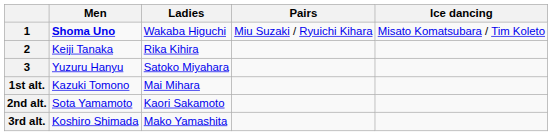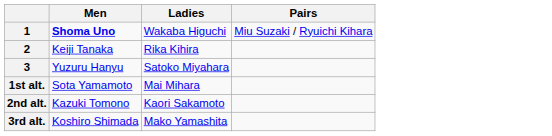- column: (461, 13)
(91, 85) Kazuki Tomono -> (92, 85) Sota Yamamoto
(92, 103) Sota Yamamoto -> (91, 103) Kazuki Tomono
